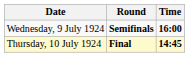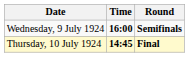columns swapped: (170, 12) <-> (131, 12)
